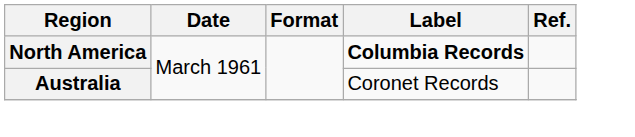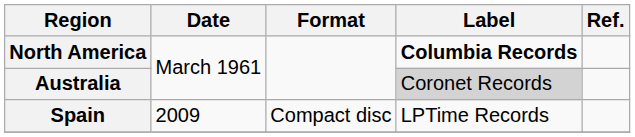(423, 83) no background -> (476, 83) lightgrey background
+ row: (78, 115)
